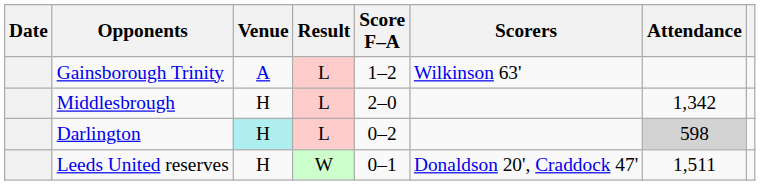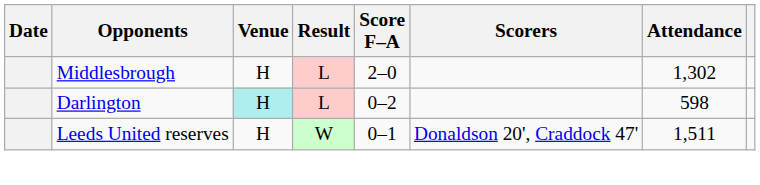- row: (140, 72)
(694, 103) 1,342 -> (694, 72) 1,302
(694, 133) lightgrey background -> (694, 103) no background
